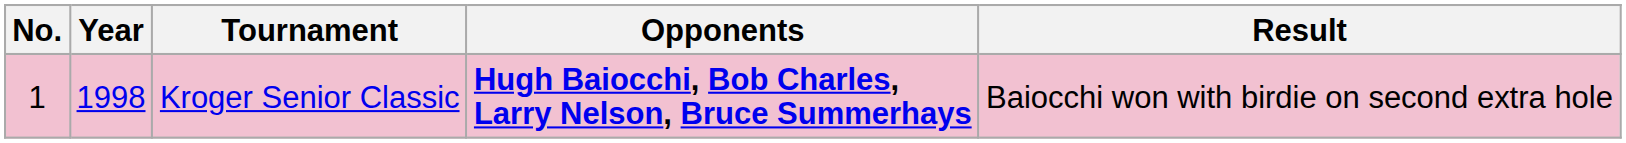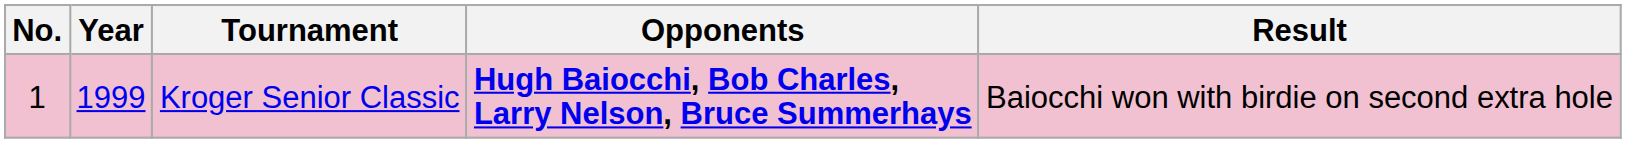(111, 96) 1998 -> (111, 96) 1999
